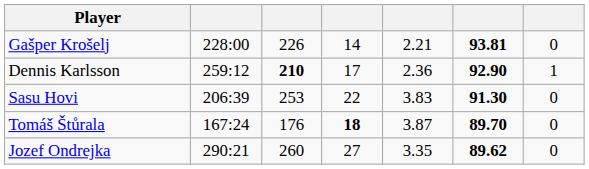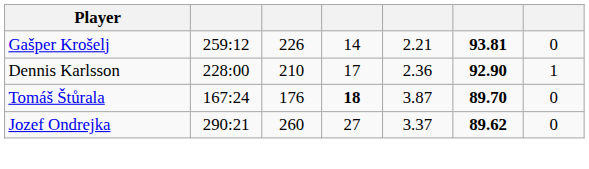(226, 44) 228:00 -> (226, 44) 259:12
(226, 71) 259:12 -> (226, 71) 228:00
(292, 71) bold -> (292, 71) normal
- row: (43, 97)
(417, 151) 3.35 -> (417, 124) 3.37
